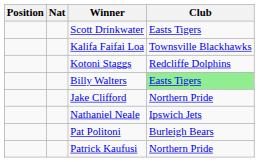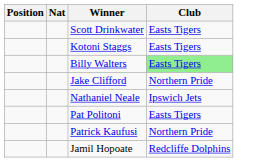- row: (107, 47)
(190, 64) Redcliffe Dolphins -> (175, 47) Easts Tigers
(181, 132) Burleigh Bears -> (175, 115) Easts Tigers
+ row: (101, 149)
